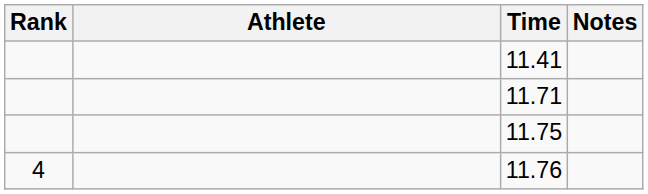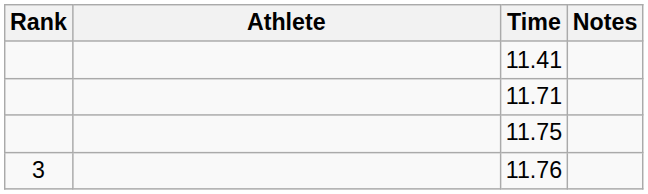(38, 170) 4 -> (38, 170) 3
